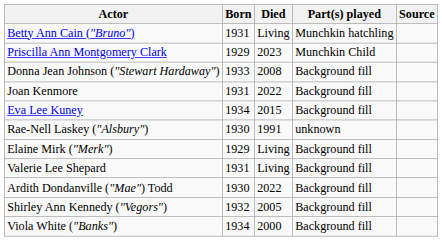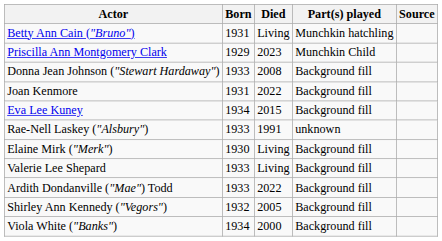(237, 129) 1930 -> (237, 129) 1933
(237, 149) 1929 -> (237, 149) 1930
(237, 168) 1931 -> (237, 168) 1933
(237, 187) 1930 -> (237, 187) 1933
